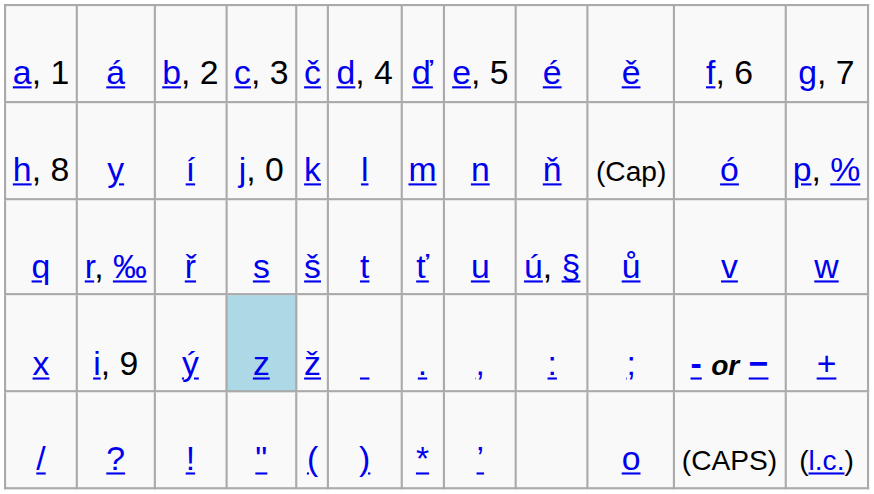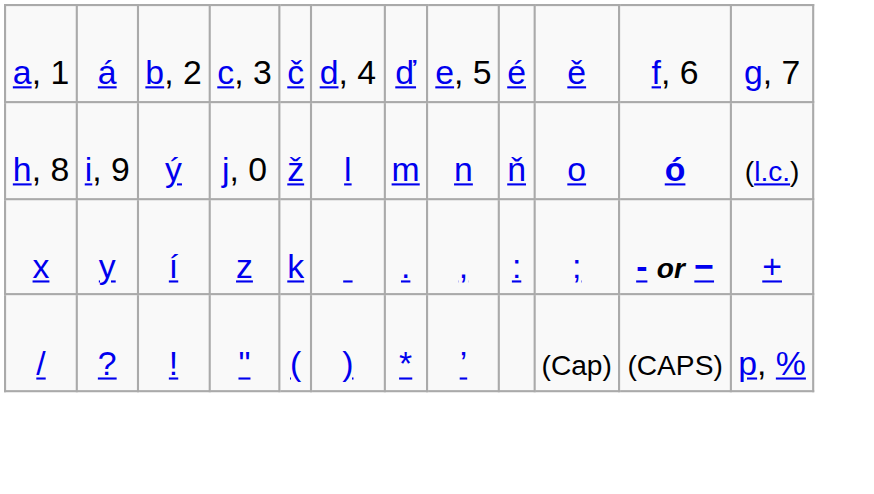(116, 170) y -> (107, 170) i, 9
(190, 170) í -> (174, 170) ý
(313, 170) k -> (296, 170) ž
(631, 172) (Cap) -> (577, 170) o
(729, 170) normal -> (675, 170) bold
(827, 170) p, % -> (772, 172) (l.c.)
- row: (41, 266)
(116, 363) i, 9 -> (107, 266) y
(190, 363) ý -> (174, 266) í
(261, 363) lightblue background -> (244, 266) no background
(313, 363) ž -> (296, 266) k
(631, 459) o -> (577, 365) (Cap)
(827, 462) (l.c.) -> (772, 363) p, %
